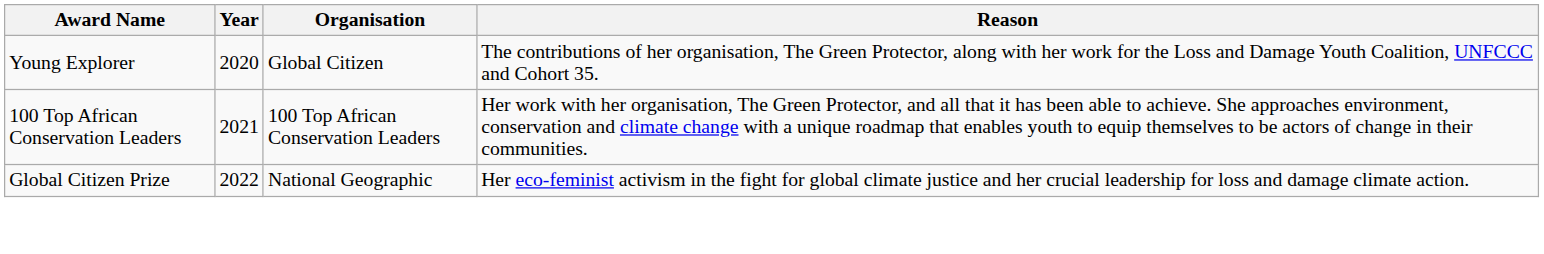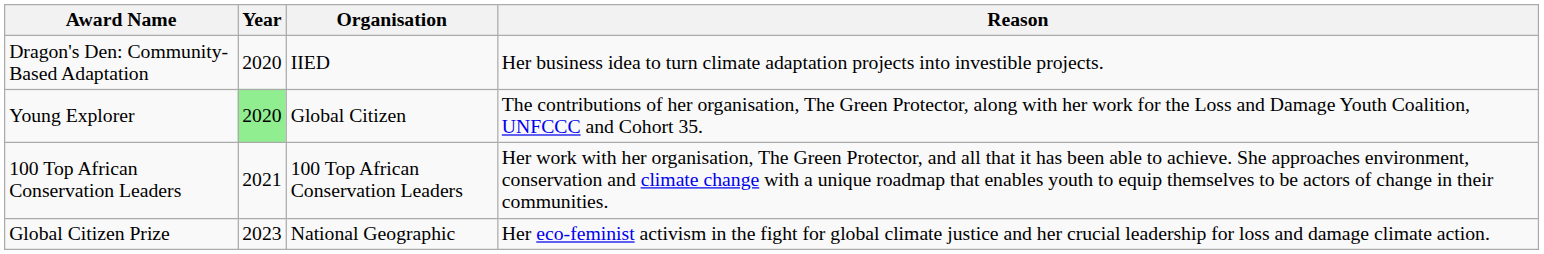+ row: (119, 62)
(239, 62) no background -> (262, 115) lightgreen background
(239, 180) 2022 -> (262, 233) 2023
